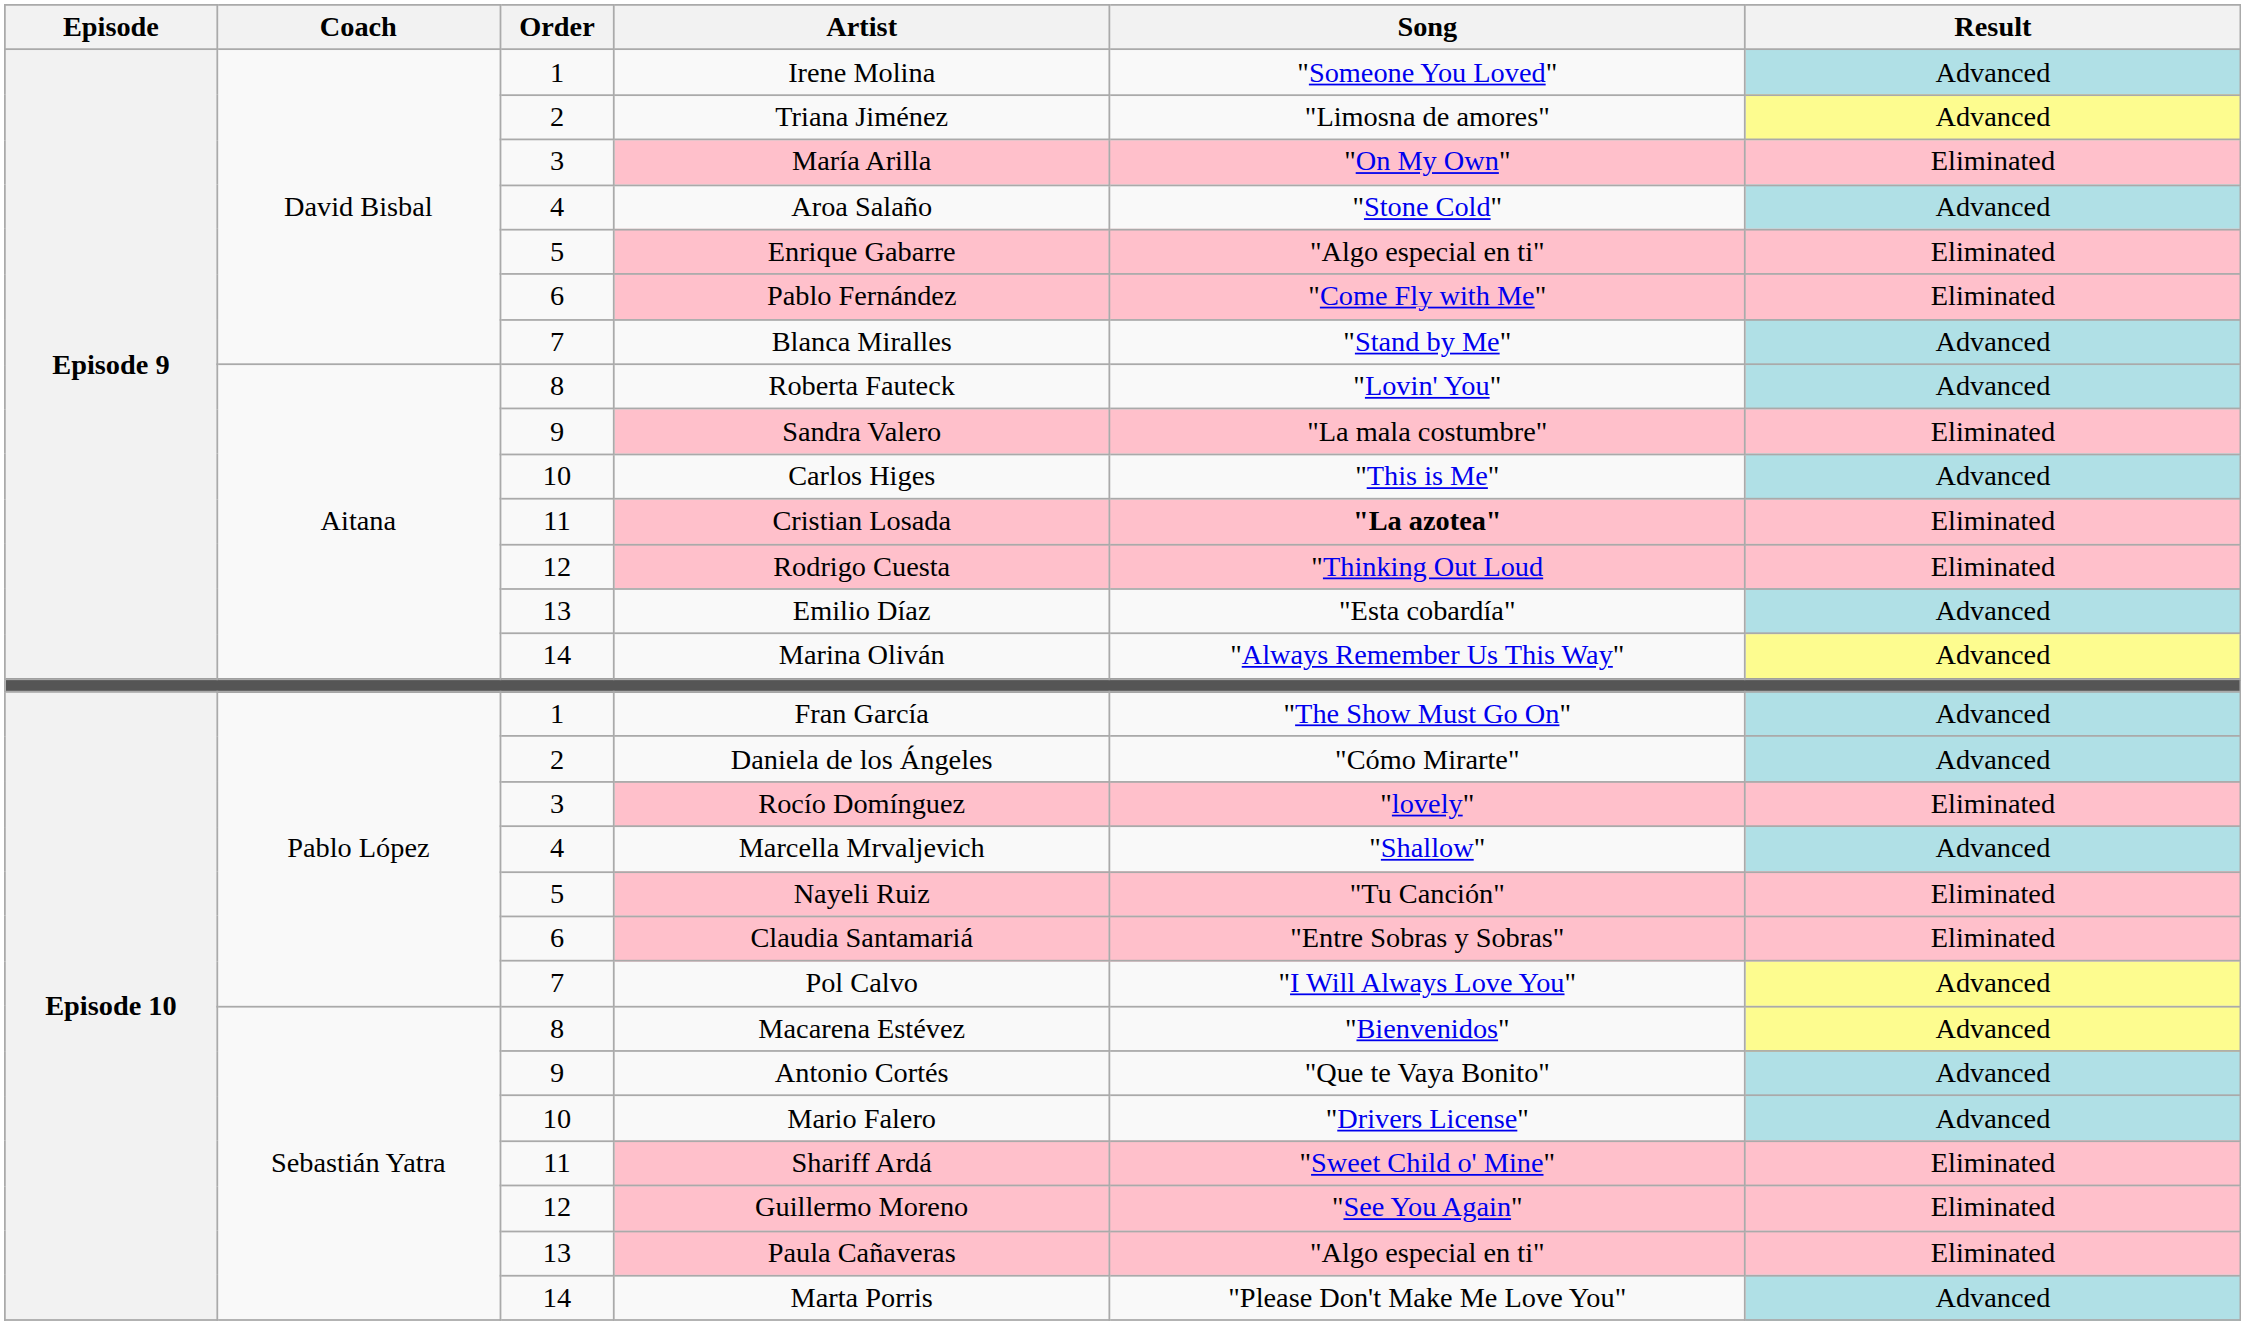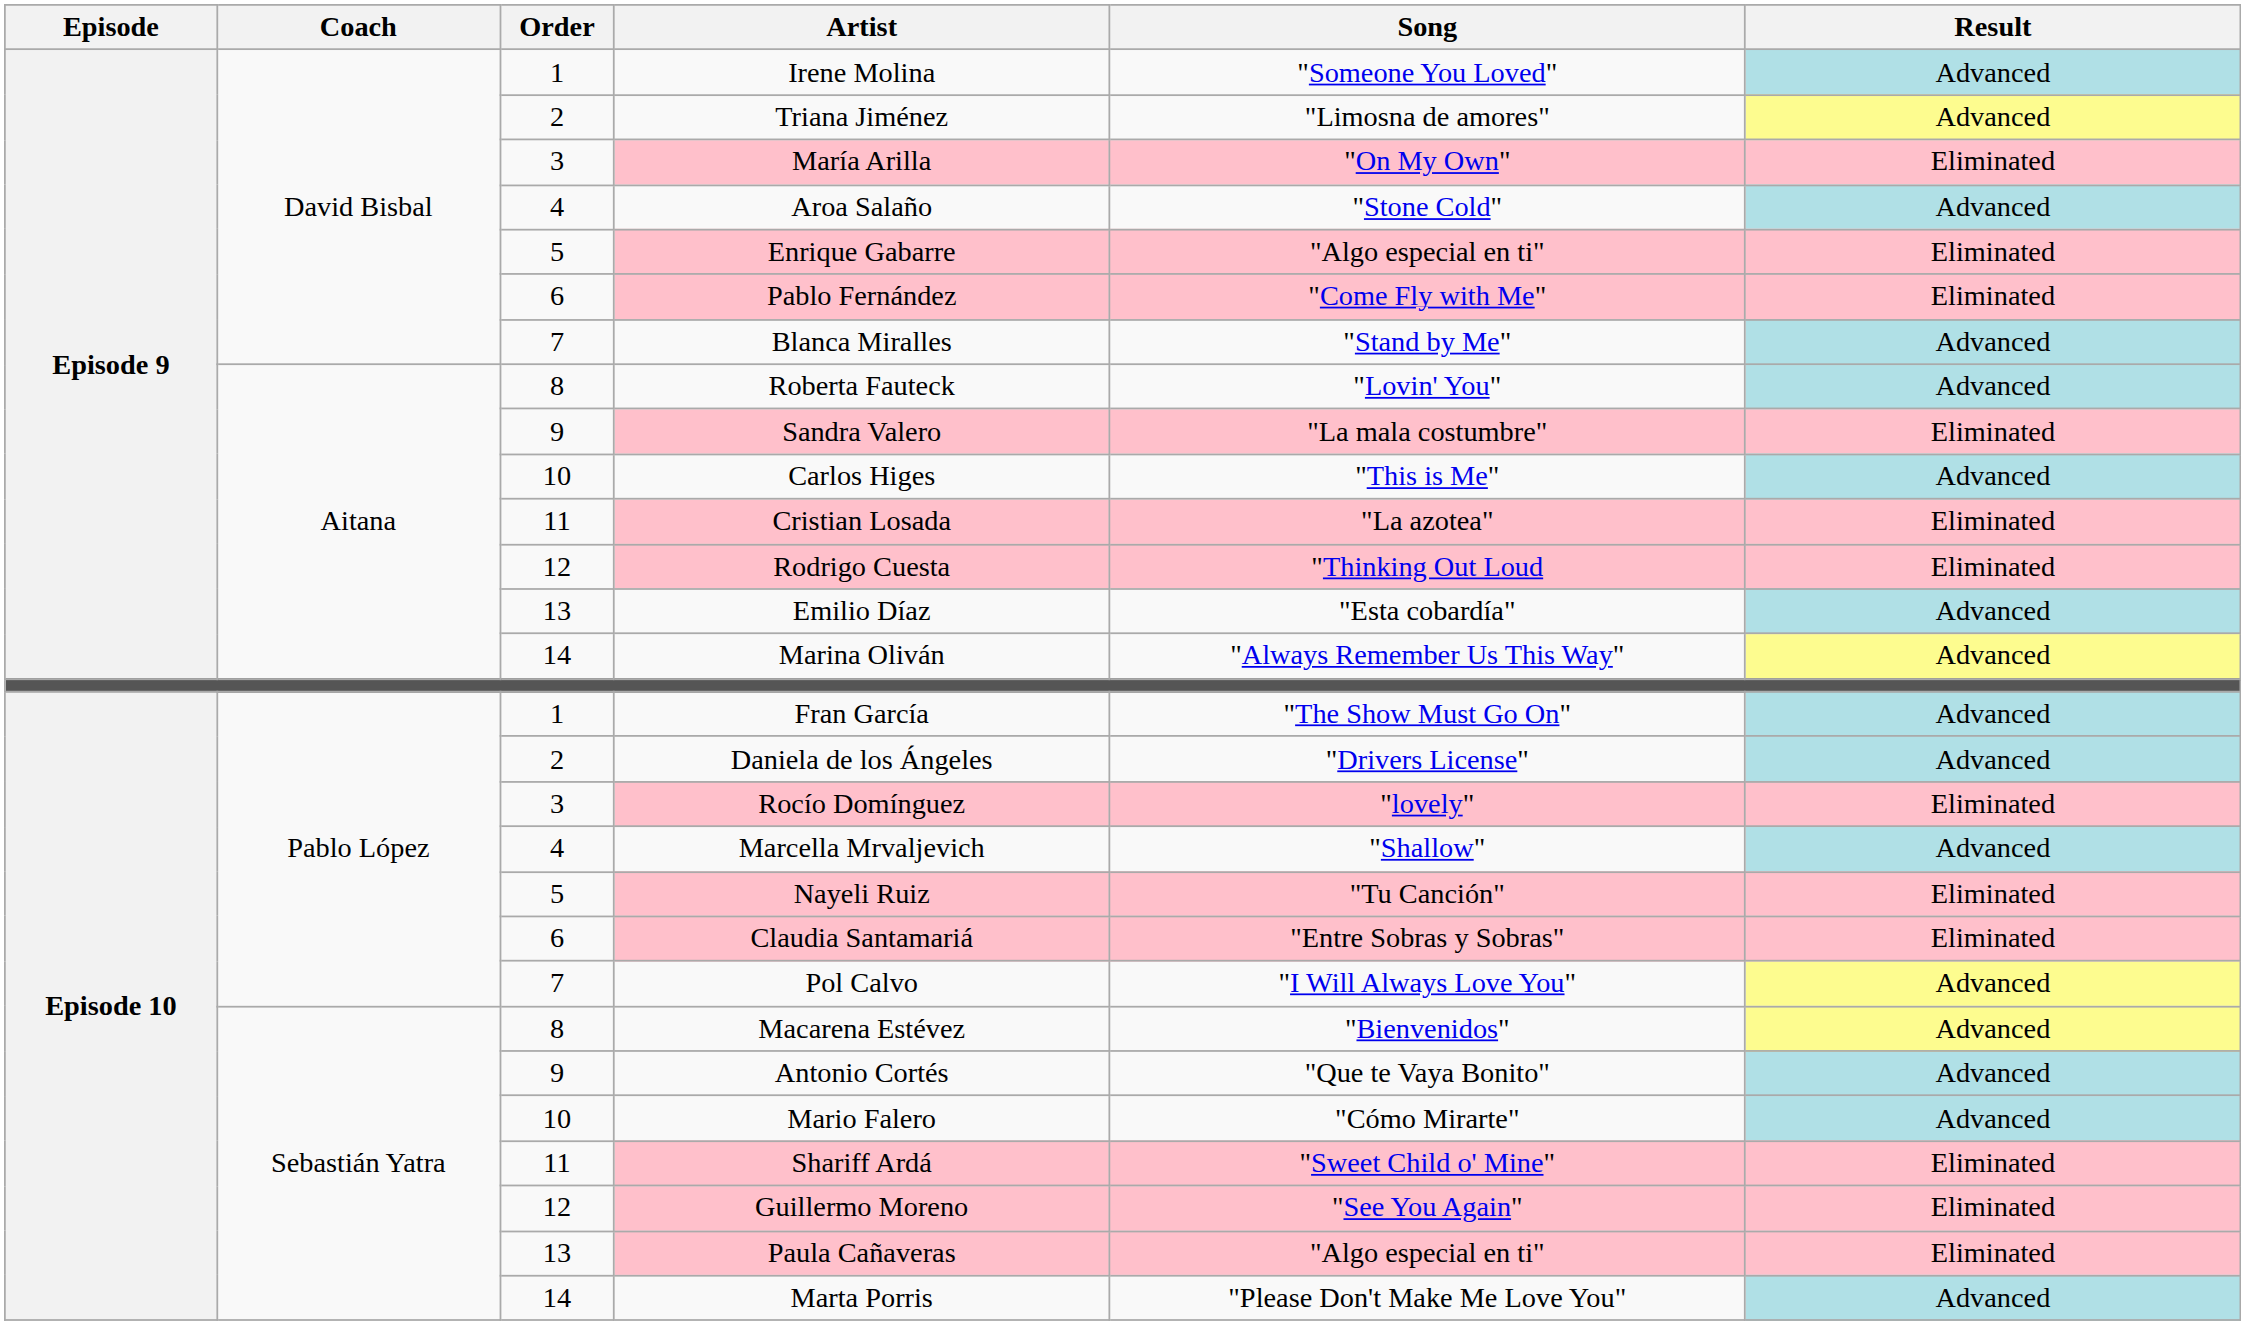(1427, 521) bold -> (1427, 521) normal
(1427, 758) "Cómo Mirarte" -> (1427, 758) "Drivers License"
(1427, 1117) "Drivers License" -> (1427, 1117) "Cómo Mirarte"
